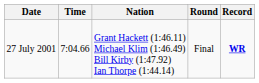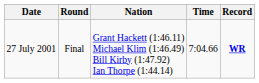columns swapped: (204, 12) <-> (75, 12)
